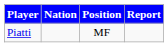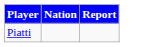- column: (102, 14)
